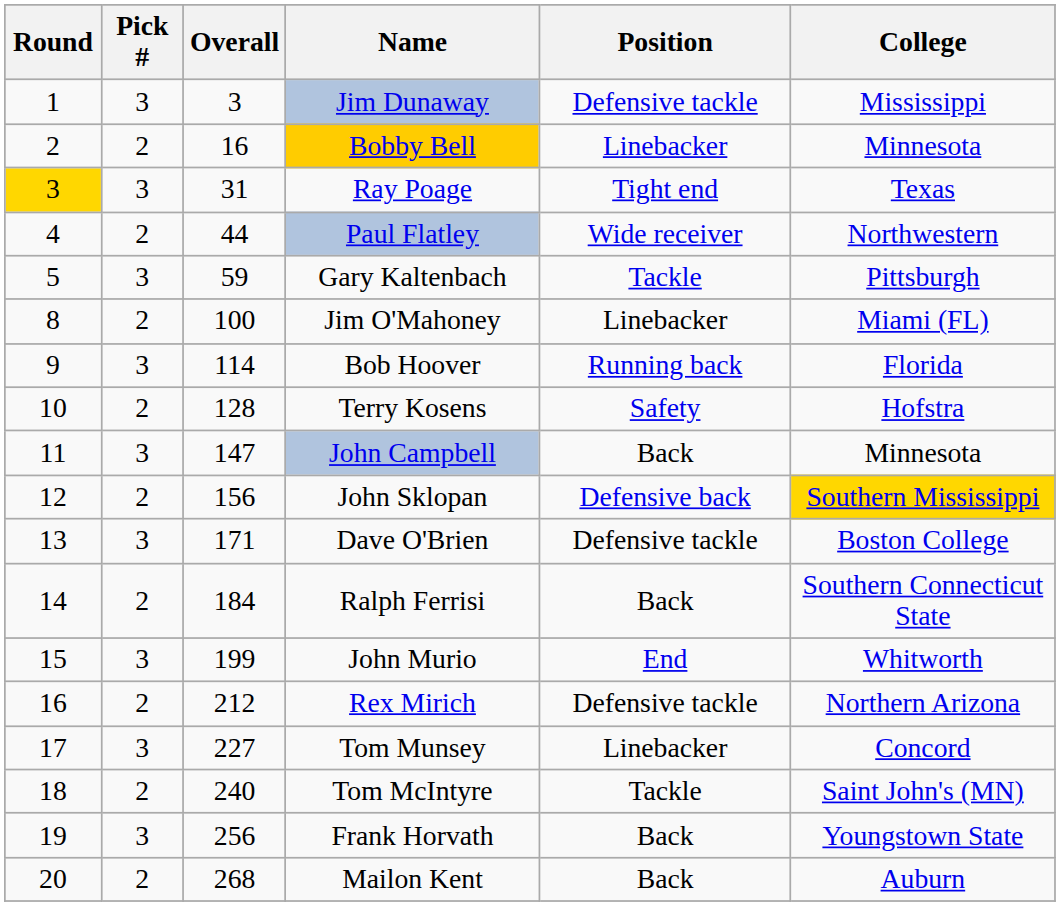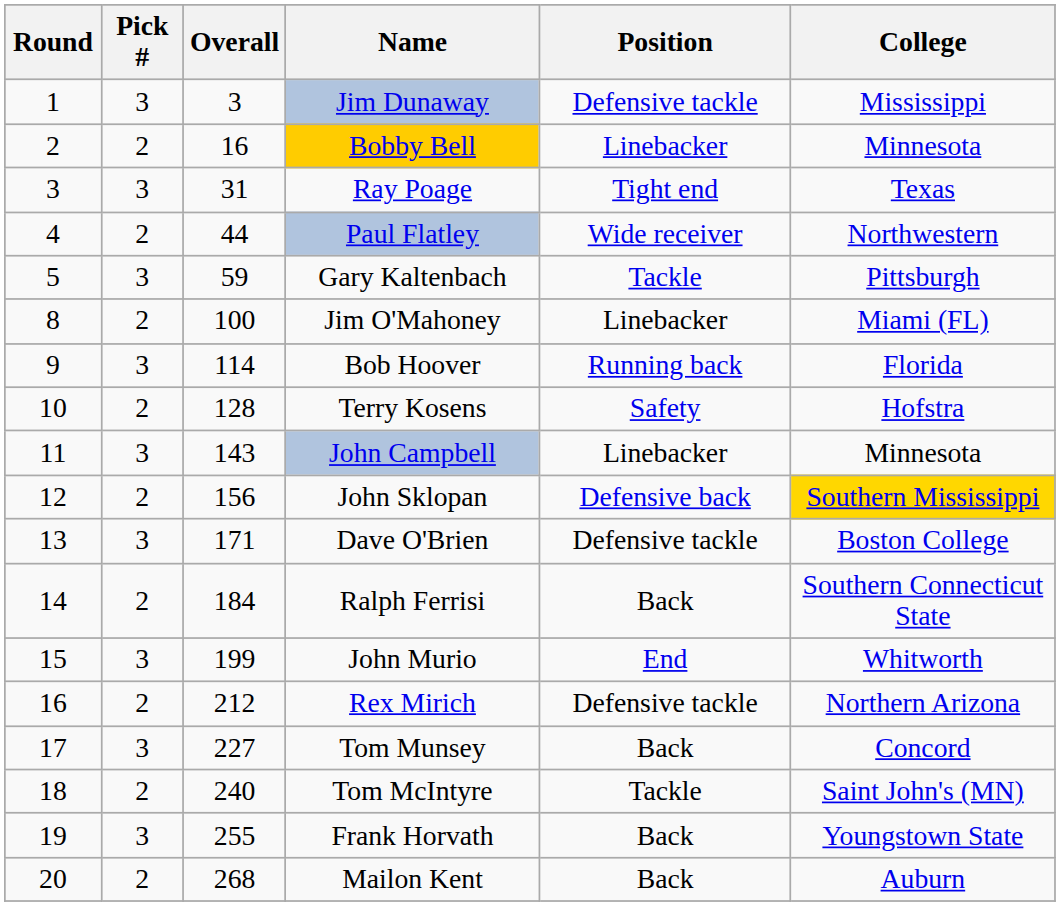(53, 189) gold background -> (53, 189) no background
(235, 452) 147 -> (235, 452) 143
(665, 452) Back -> (665, 452) Linebacker
(665, 747) Linebacker -> (665, 747) Back
(235, 835) 256 -> (235, 835) 255
